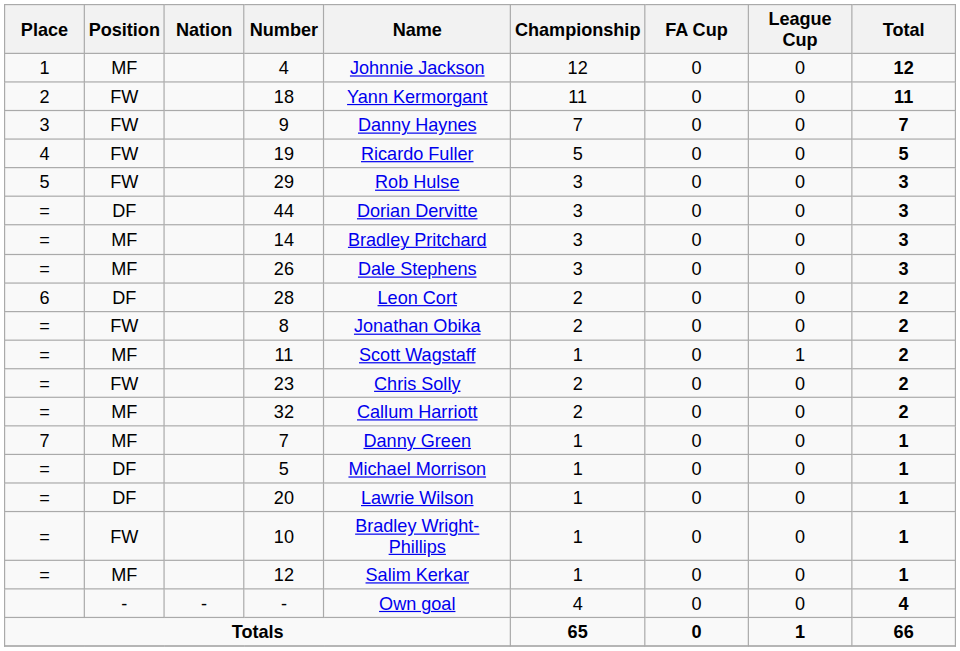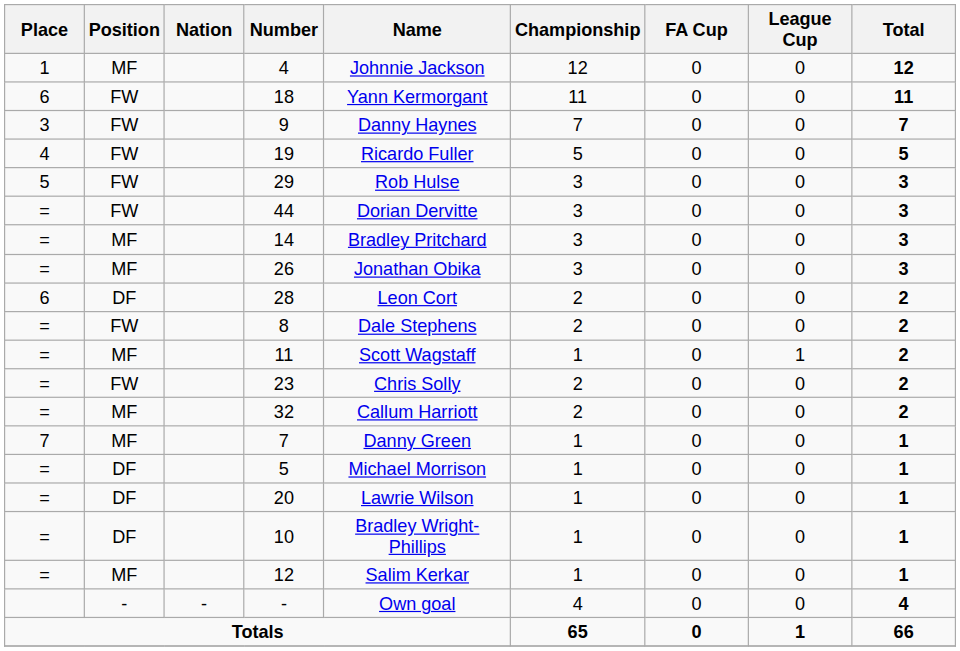(44, 97) 2 -> (44, 97) 6
(124, 211) DF -> (124, 211) FW
(417, 268) Dale Stephens -> (417, 268) Jonathan Obika
(417, 326) Jonathan Obika -> (417, 326) Dale Stephens
(124, 536) FW -> (124, 536) DF
